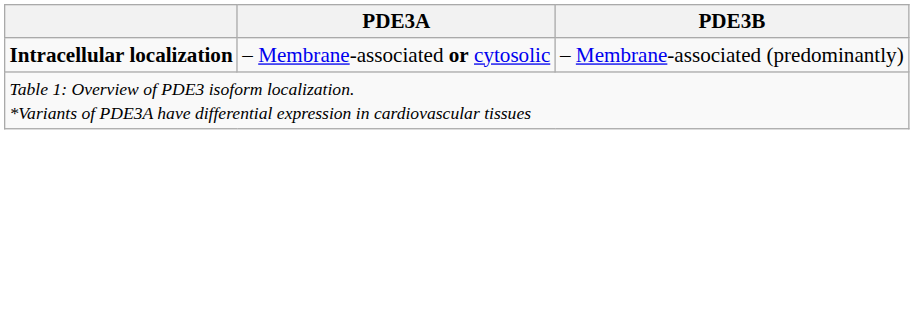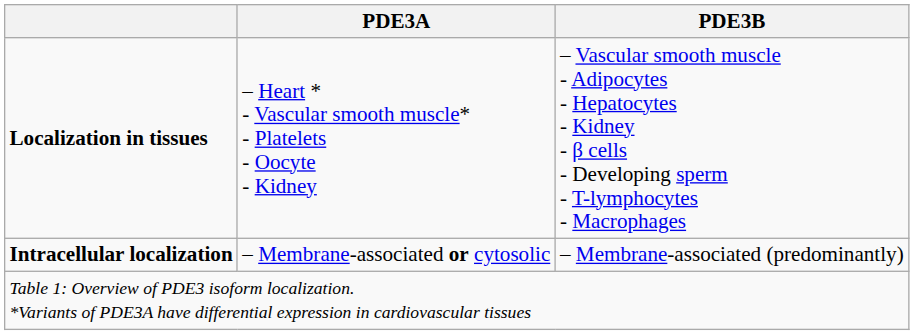+ row: (109, 137)
